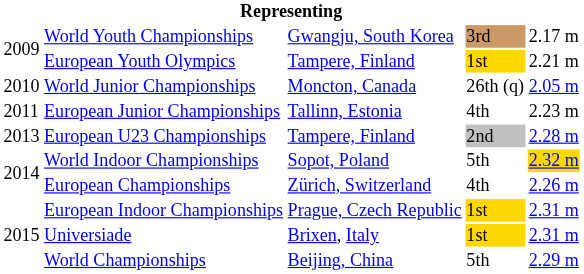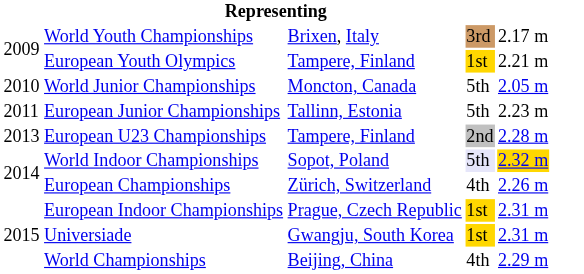(371, 36) Gwangju, South Korea -> (333, 36) Brixen, Italy
(495, 86) 26th (q) -> (478, 86) 5th
(478, 110) 4th -> (478, 110) 5th
(478, 160) no background -> (478, 160) lavender background
(333, 235) Brixen, Italy -> (371, 235) Gwangju, South Korea
(478, 260) 5th -> (478, 260) 4th
